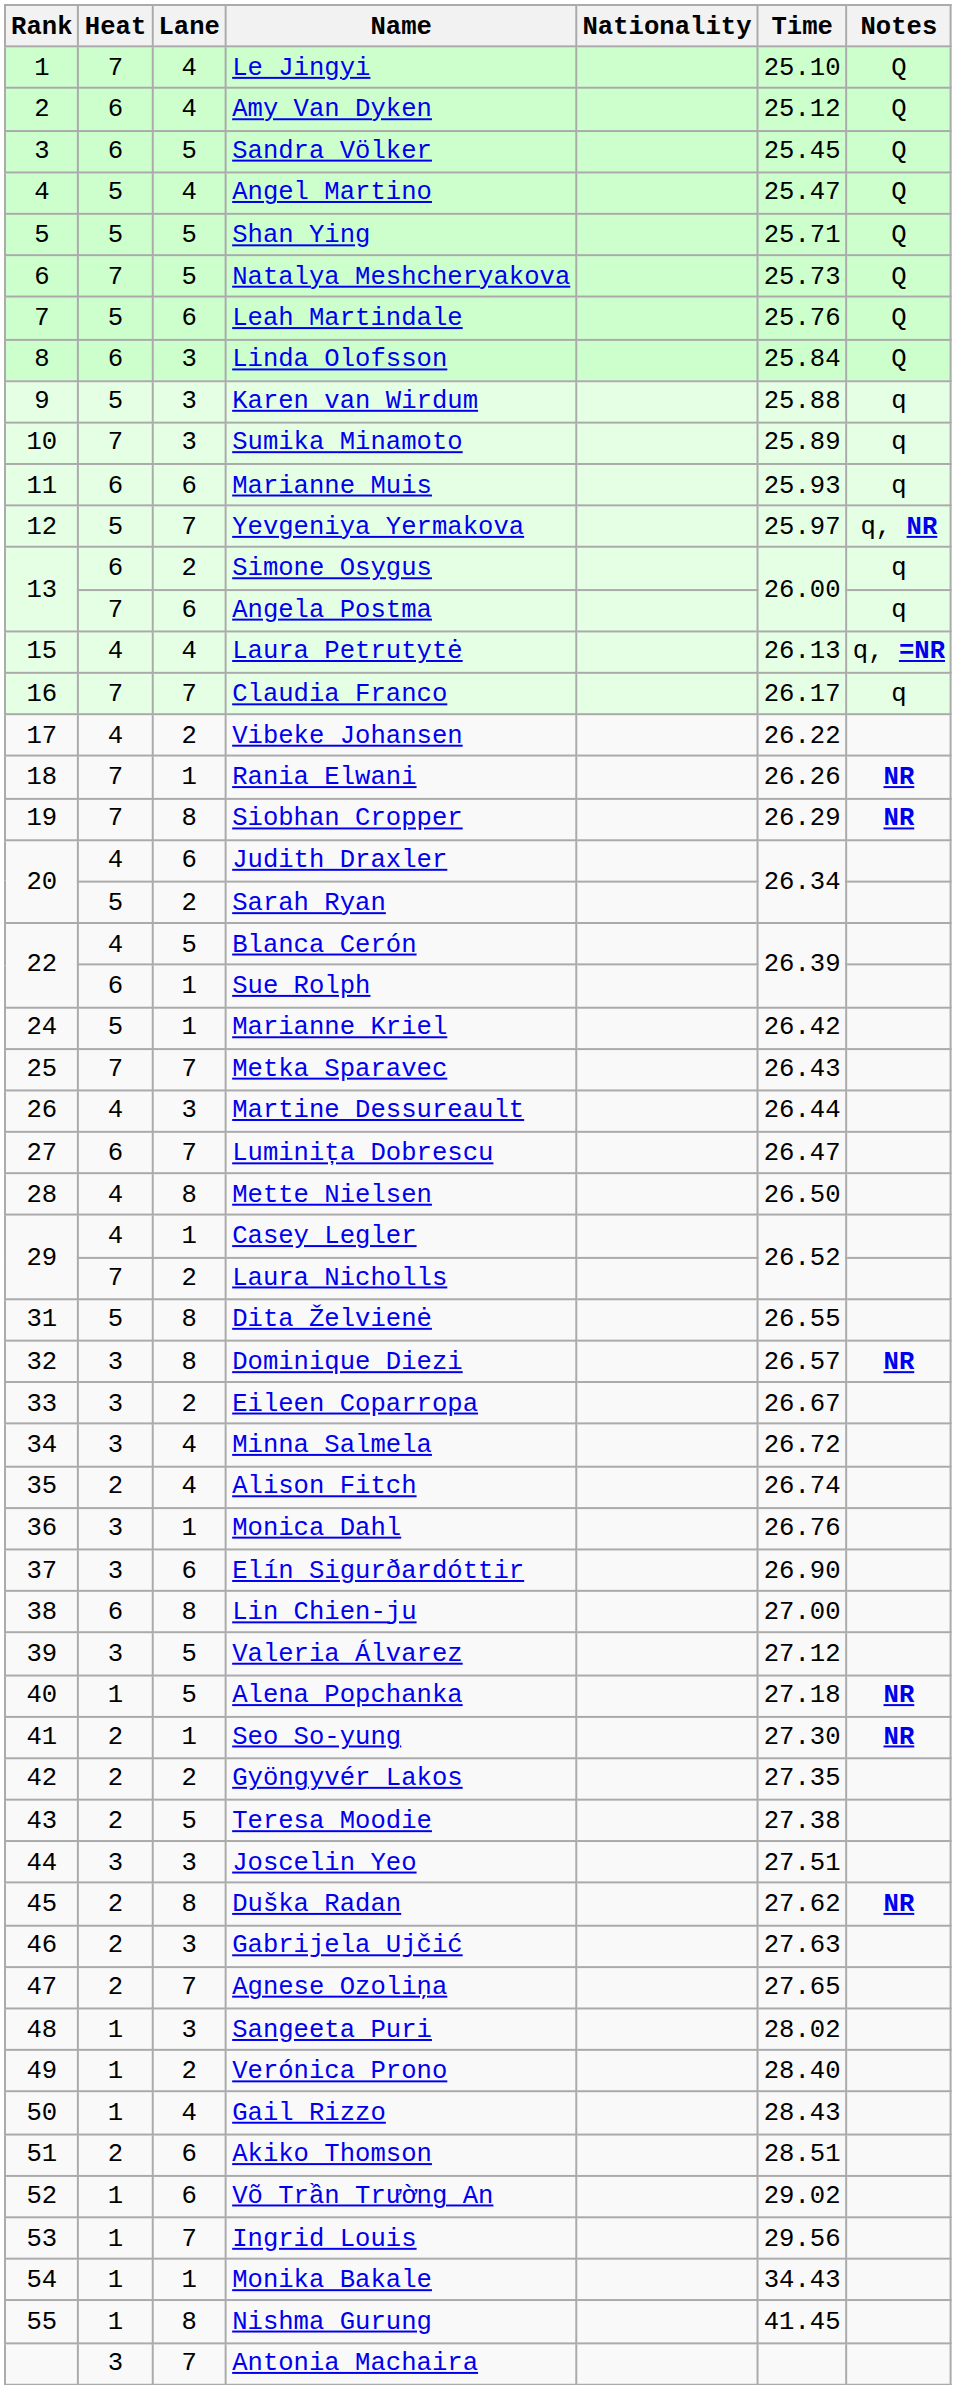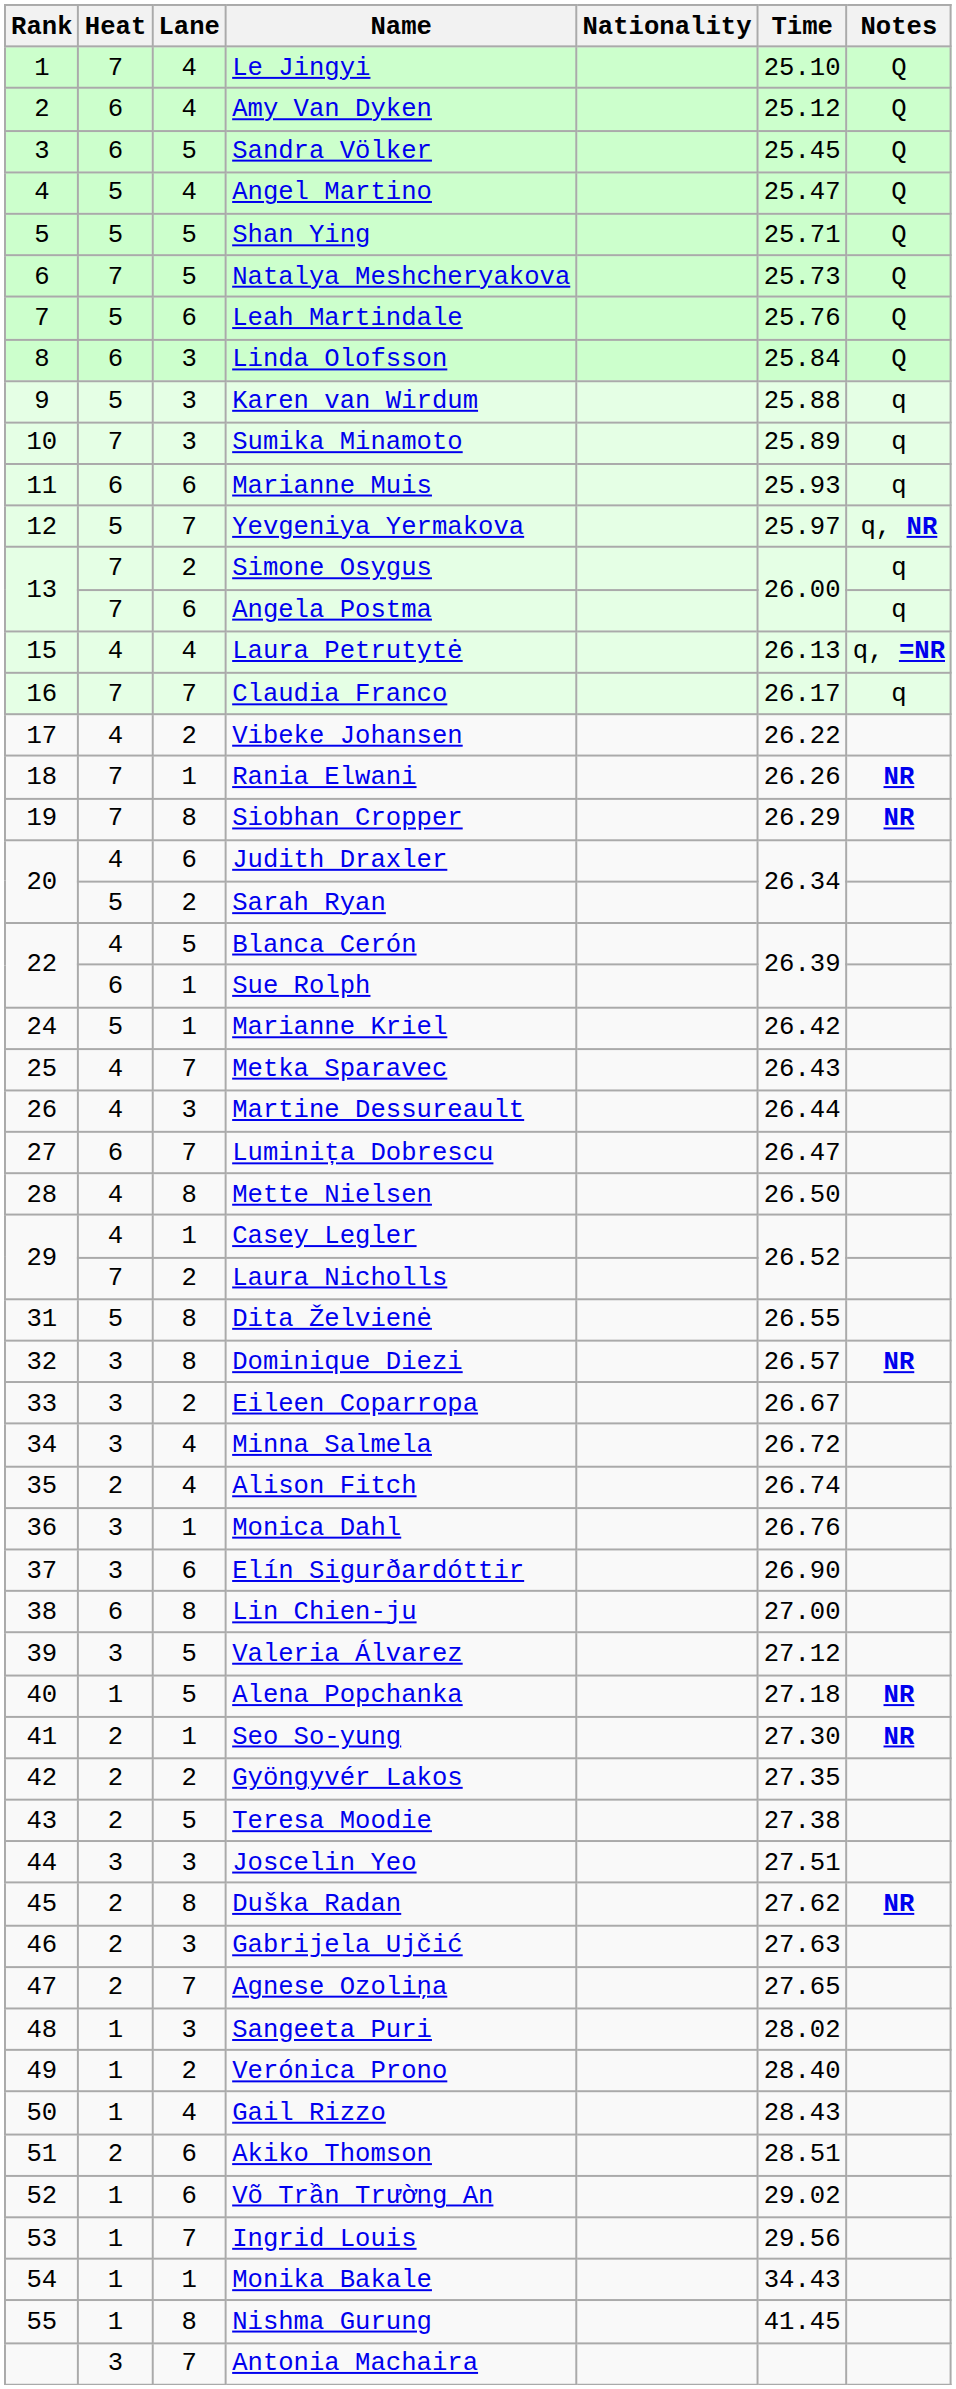(116, 568) 6 -> (116, 568) 7
(116, 1069) 7 -> (116, 1069) 4
